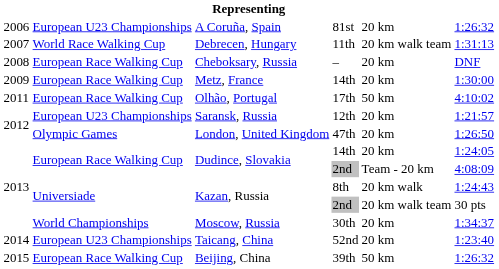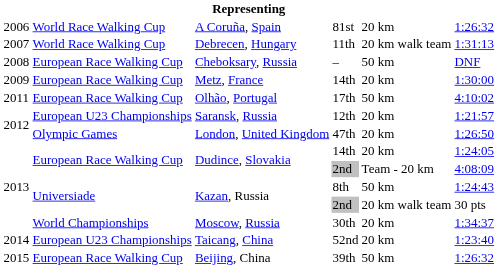(112, 26) European U23 Championships -> (99, 26) World Race Walking Cup
(378, 62) 20 km -> (378, 62) 50 km
(392, 187) 20 km walk -> (378, 187) 50 km
